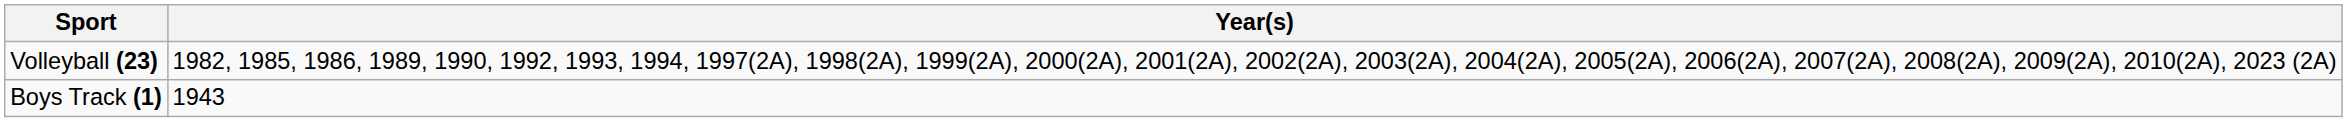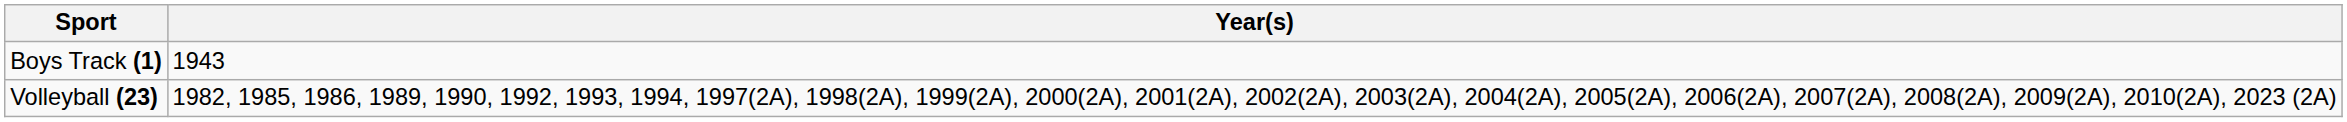rows swapped: (86, 97) <-> (84, 60)
